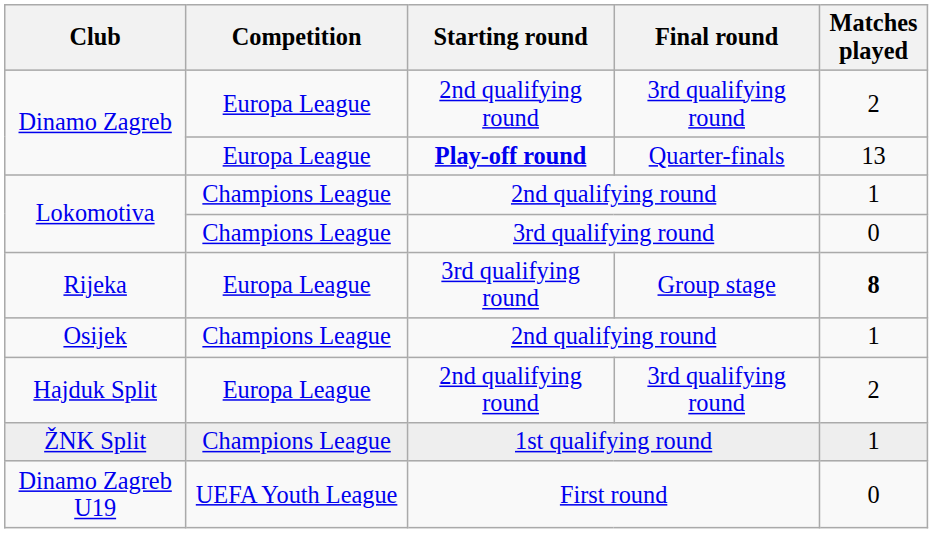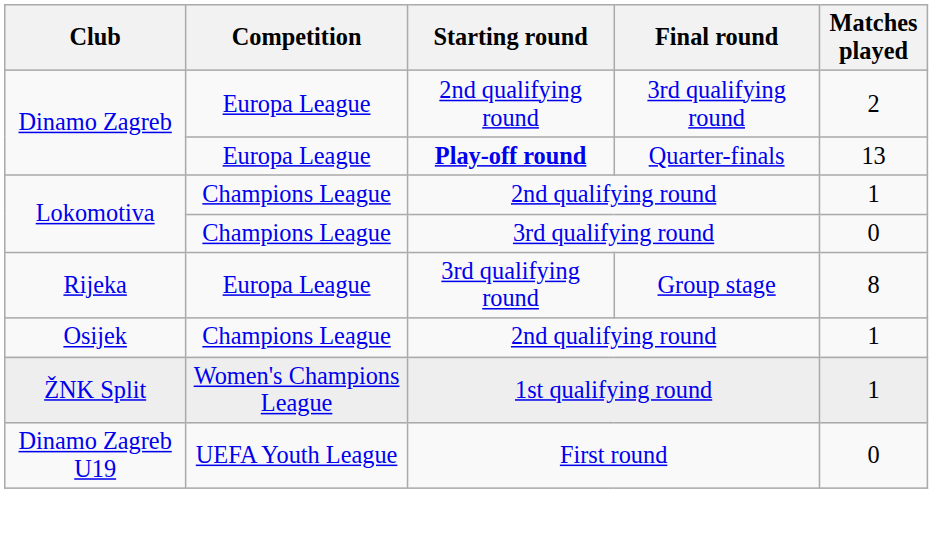(874, 285) bold -> (874, 285) normal
- row: (95, 389)
(297, 441) Champions League -> (297, 389) Women's Champions League
